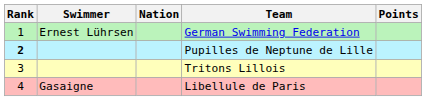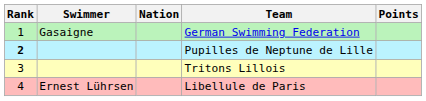(86, 32) Ernest Lührsen -> (66, 32) Gasaigne
(66, 86) Gasaigne -> (86, 86) Ernest Lührsen
